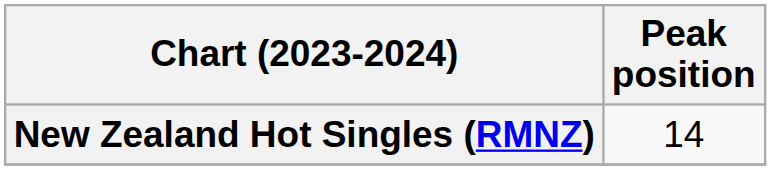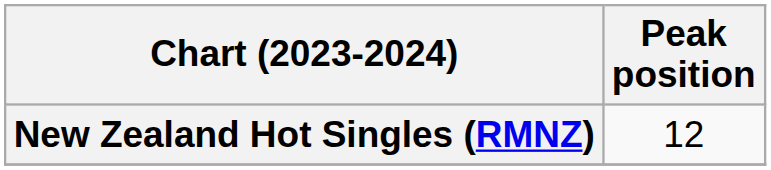(684, 134) 14 -> (684, 134) 12
